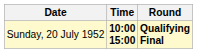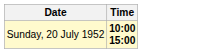- column: (165, 12)
